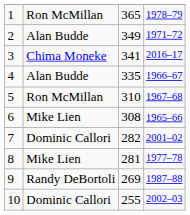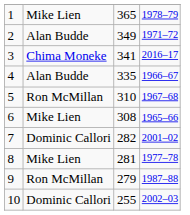(65, 14) Ron McMillan -> (53, 14) Mike Lien
(71, 179) Randy DeBortoli -> (65, 179) Ron McMillan
(131, 179) 269 -> (127, 179) 279
